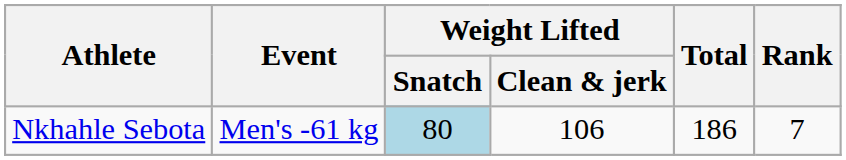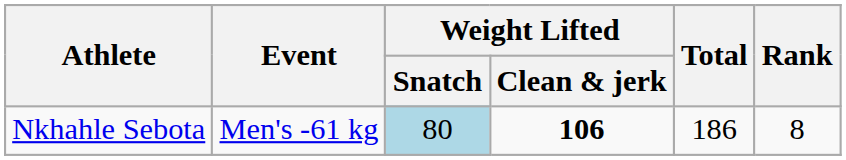(582, 130) normal -> (582, 130) bold
(797, 130) 7 -> (797, 130) 8
